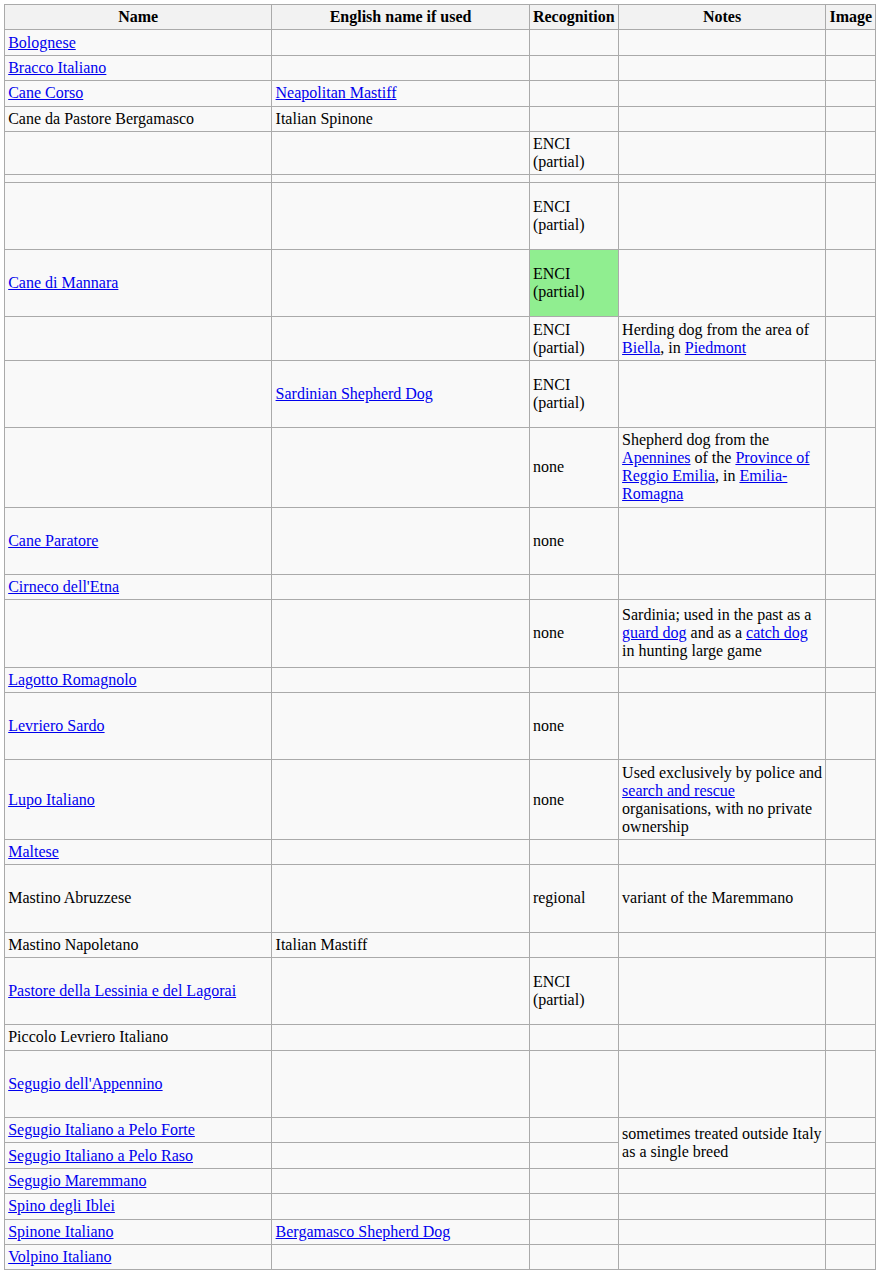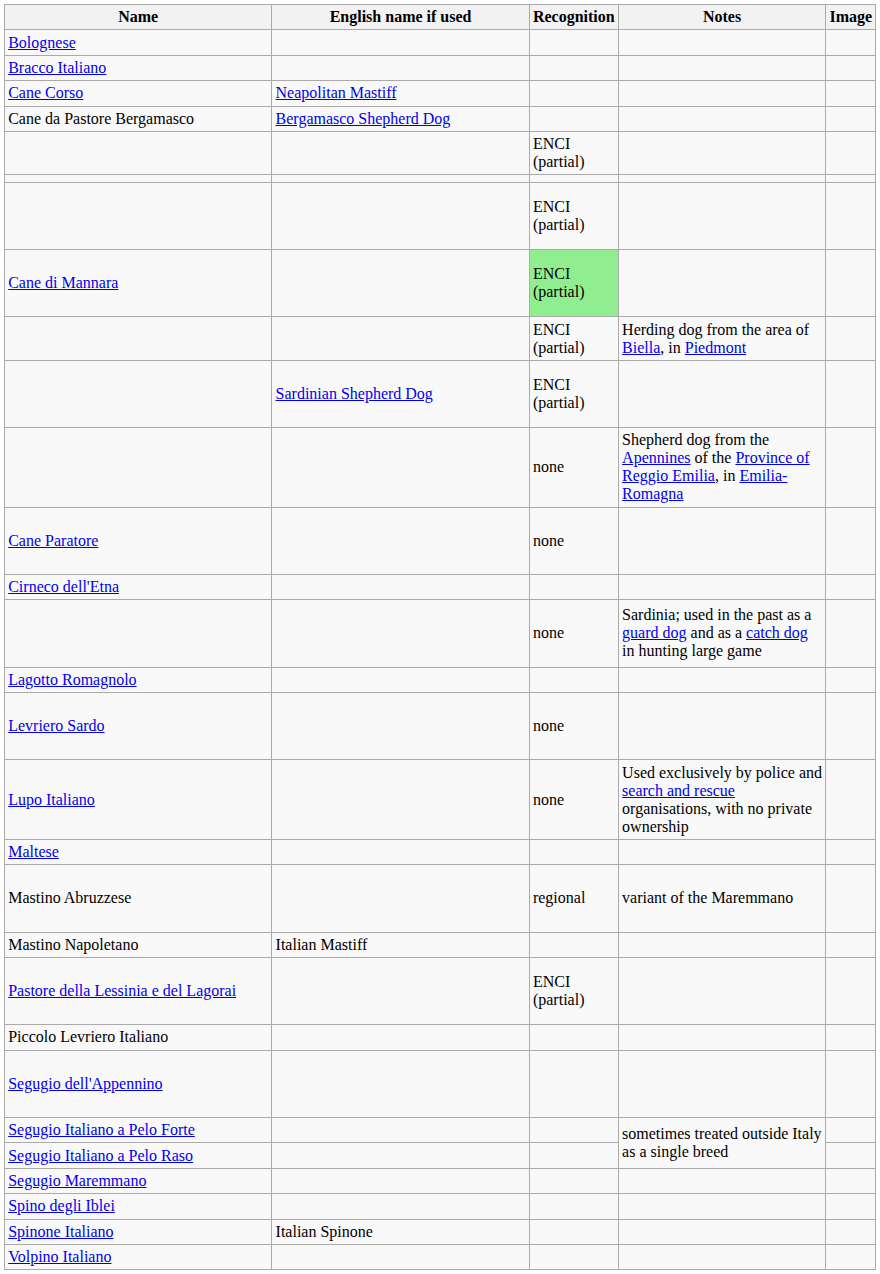(324, 118) Italian Spinone -> (363, 118) Bergamasco Shepherd Dog
(363, 1231) Bergamasco Shepherd Dog -> (324, 1231) Italian Spinone
